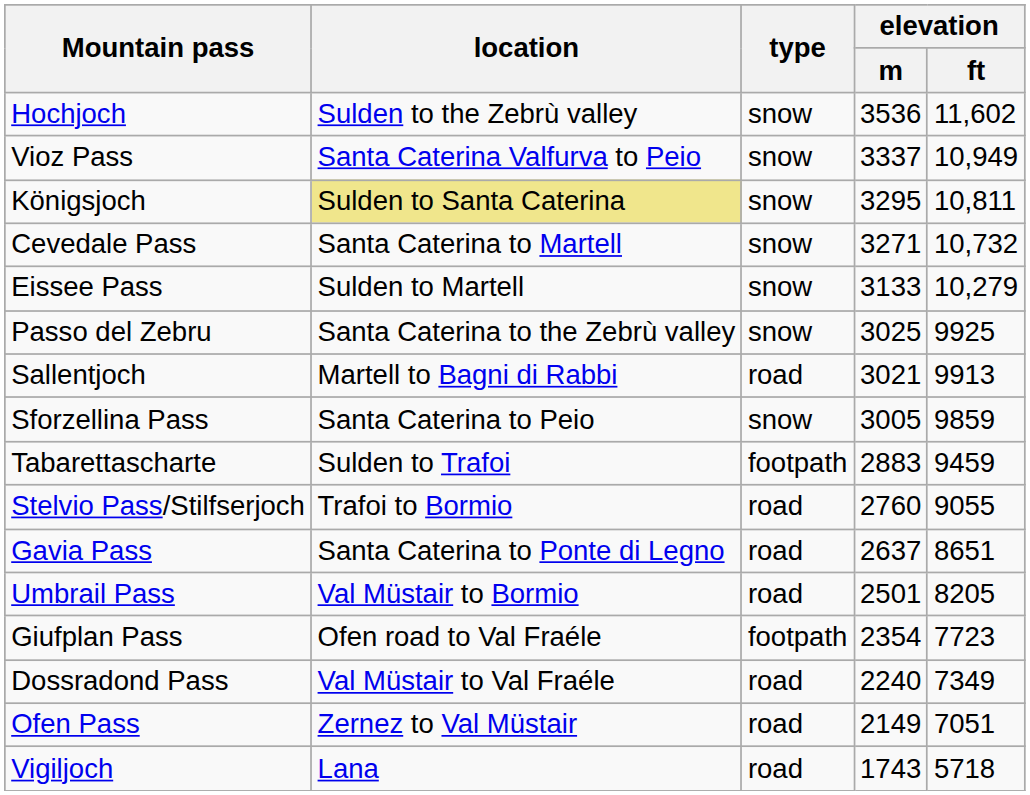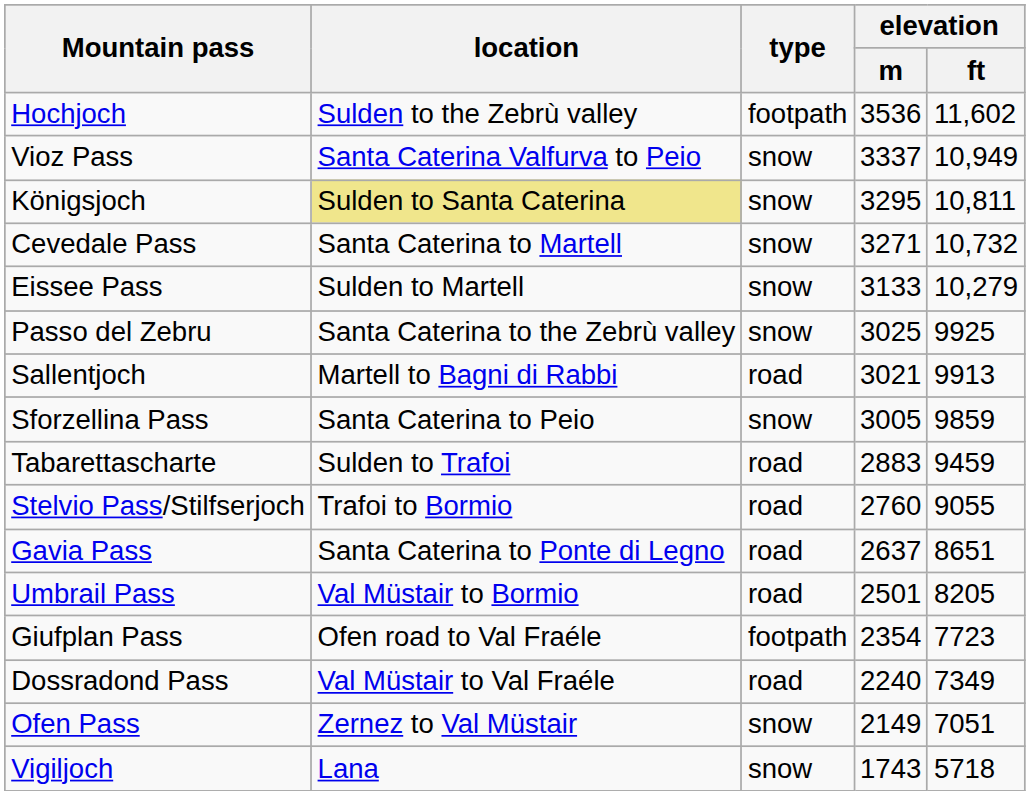(780, 113) snow -> (798, 113) footpath
(798, 462) footpath -> (775, 462) road
(775, 724) road -> (780, 724) snow
(775, 768) road -> (780, 768) snow
